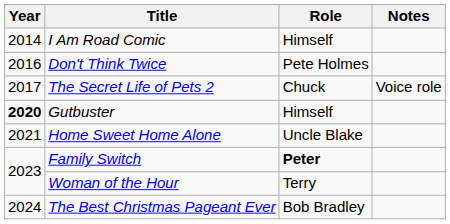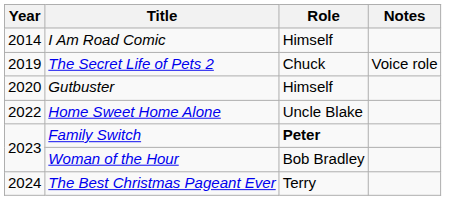- row: (107, 64)
(25, 87) 2017 -> (25, 64) 2019
(25, 111) bold -> (25, 87) normal
(25, 135) 2021 -> (25, 111) 2022
(299, 183) Terry -> (324, 159) Bob Bradley
(324, 207) Bob Bradley -> (299, 183) Terry
